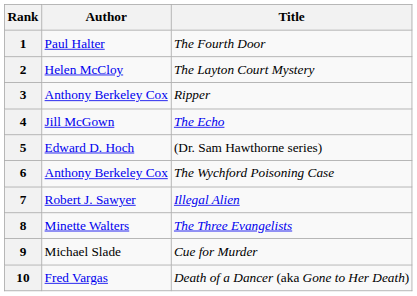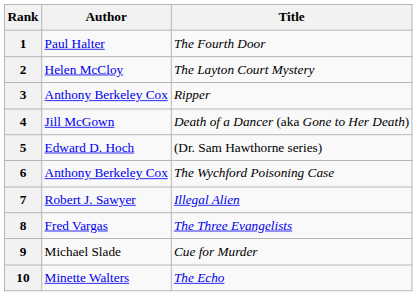(199, 121) The Echo -> (292, 121) Death of a Dancer (aka Gone to Her Death)
(87, 225) Minette Walters -> (76, 225) Fred Vargas
(76, 277) Fred Vargas -> (87, 277) Minette Walters
(292, 277) Death of a Dancer (aka Gone to Her Death) -> (199, 277) The Echo
